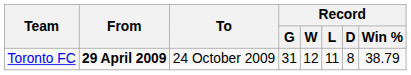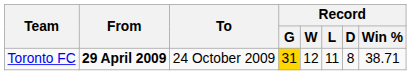(289, 59) no background -> (289, 59) gold background
(382, 59) 38.79 -> (382, 59) 38.71
